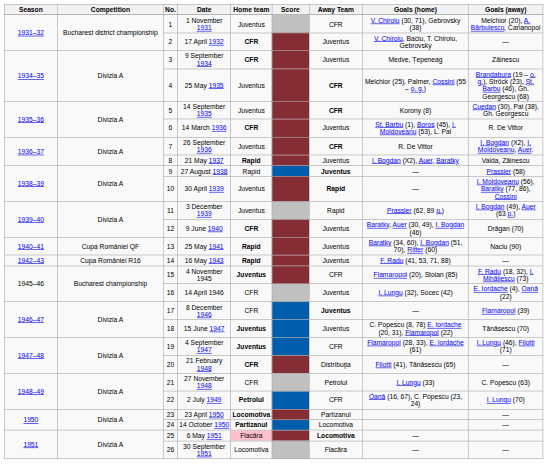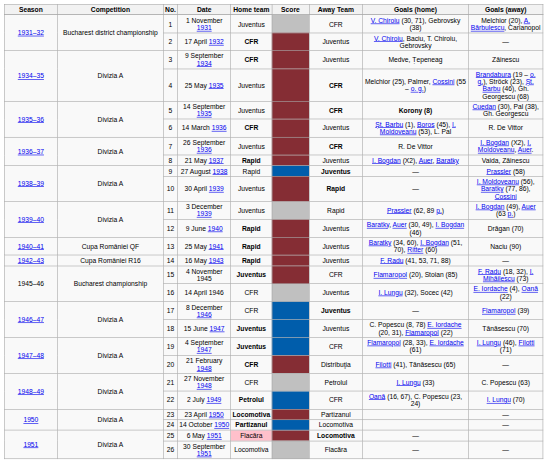(415, 110) normal -> (416, 110) bold
(251, 228) CFR -> (251, 228) Rapid
